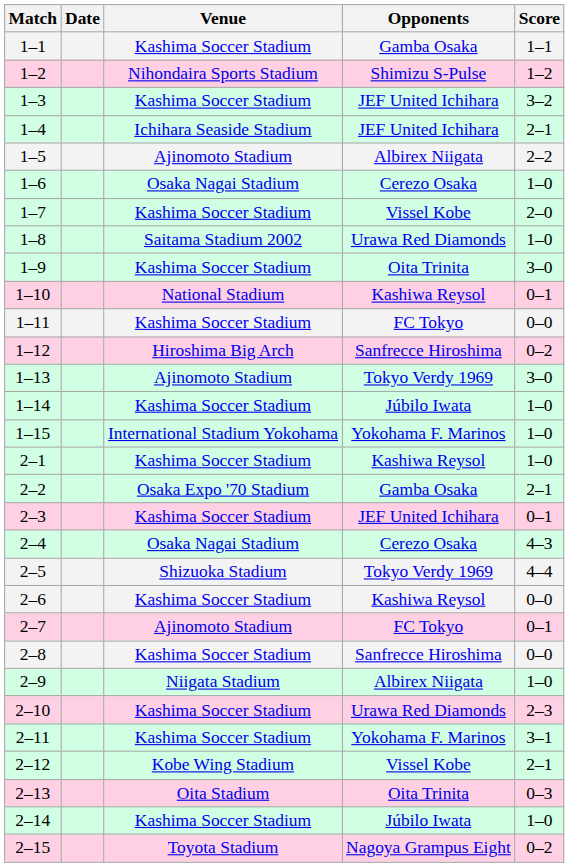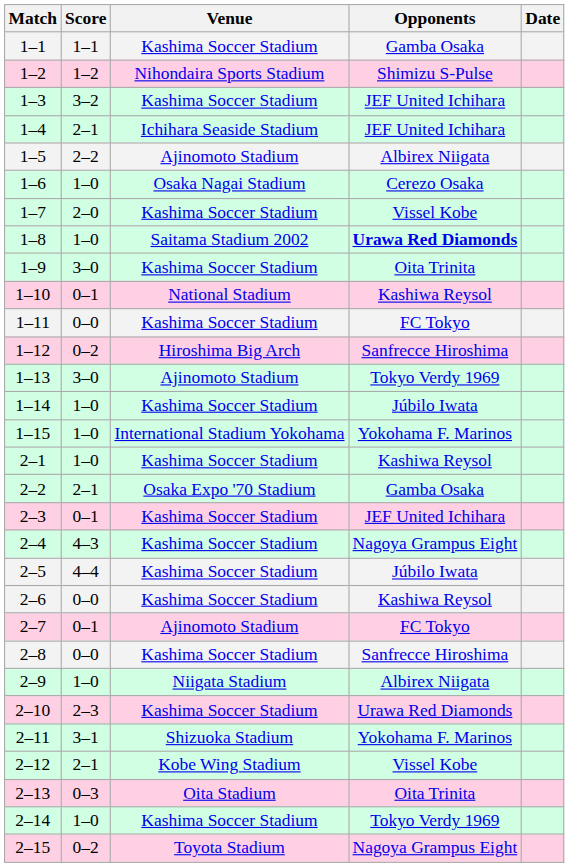columns swapped: (82, 18) <-> (539, 18)
(428, 239) normal -> (435, 239) bold
(223, 543) Osaka Nagai Stadium -> (229, 543) Kashima Soccer Stadium
(428, 543) Cerezo Osaka -> (435, 543) Nagoya Grampus Eight
(223, 571) Shizuoka Stadium -> (229, 571) Kashima Soccer Stadium
(428, 571) Tokyo Verdy 1969 -> (435, 571) Júbilo Iwata
(223, 737) Kashima Soccer Stadium -> (229, 737) Shizuoka Stadium
(428, 820) Júbilo Iwata -> (435, 820) Tokyo Verdy 1969
